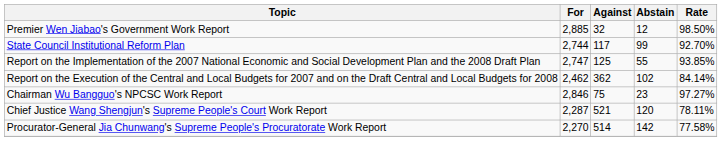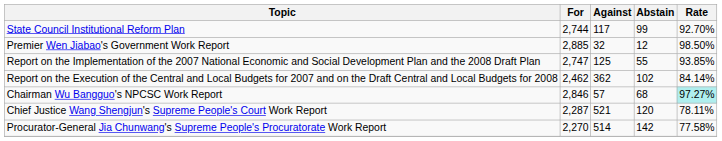rows swapped: (118, 29) <-> (96, 45)
(599, 95) 75 -> (599, 95) 57
(642, 95) 23 -> (642, 95) 68
(697, 95) no background -> (697, 95) paleturquoise background
